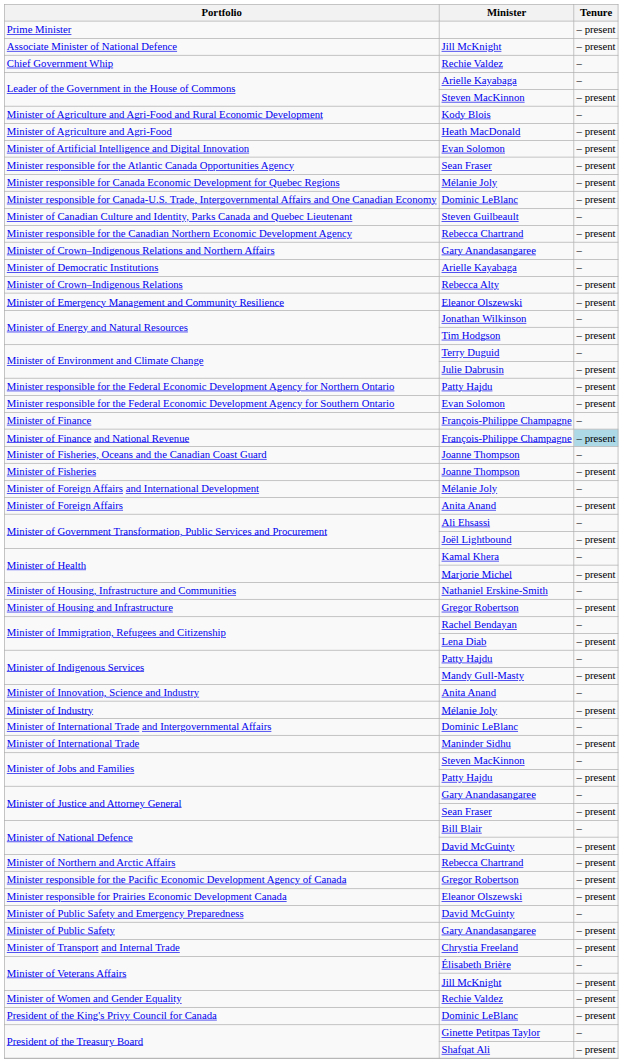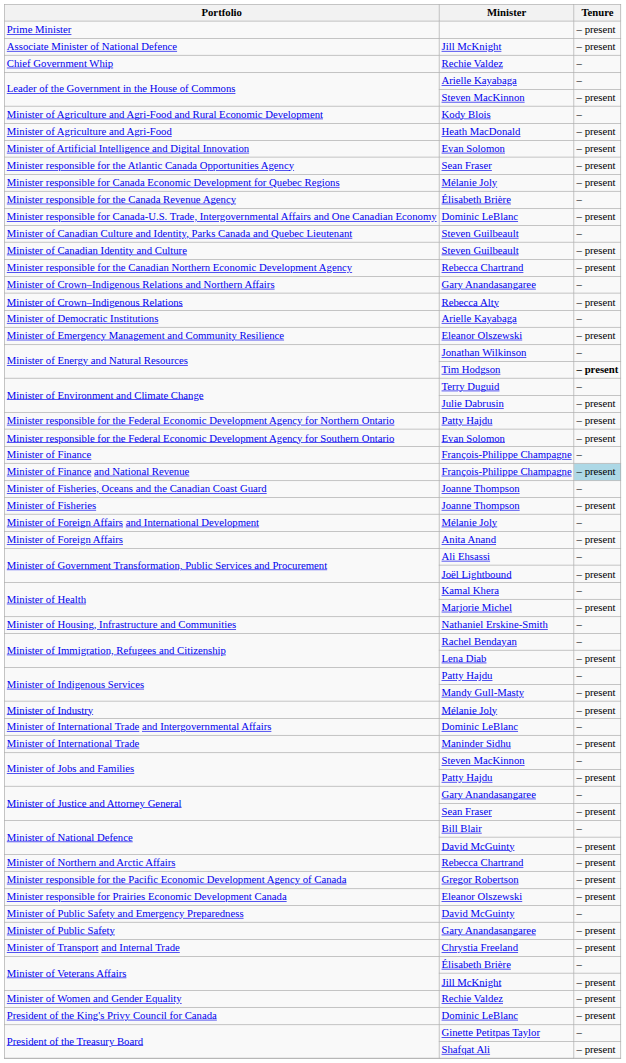+ row: (121, 200)
+ row: (97, 251)
rows swapped: (95, 285) <-> (83, 268)
(596, 336) normal -> (597, 370) bold
- row: (90, 608)
- row: (103, 693)
